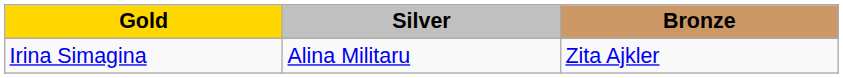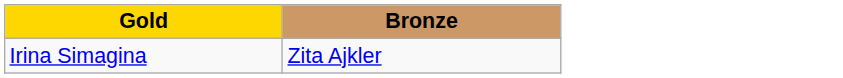- column: (421, 21)
